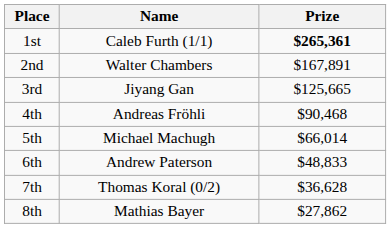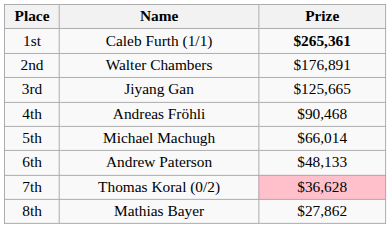(322, 65) $167,891 -> (322, 65) $176,891
(322, 162) $48,833 -> (322, 162) $48,133
(322, 187) no background -> (322, 187) pink background
